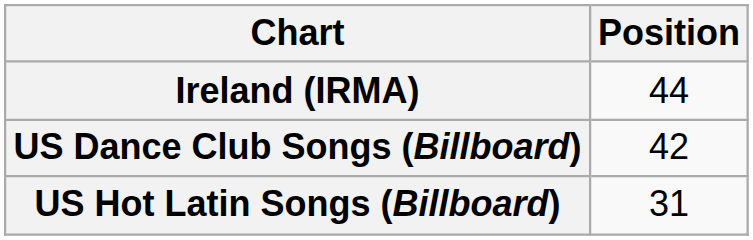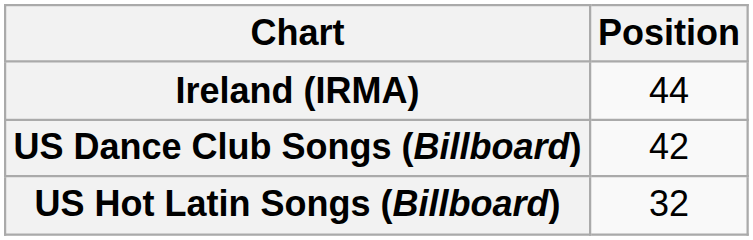(669, 204) 31 -> (669, 204) 32
